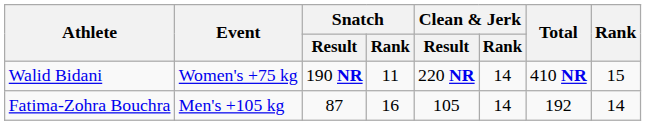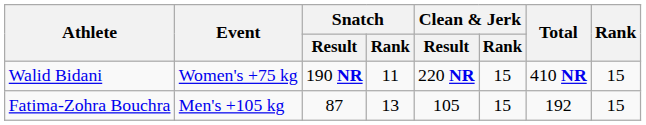(502, 76) 14 -> (502, 76) 15
(390, 105) 16 -> (390, 105) 13
(502, 105) 14 -> (502, 105) 15
(616, 105) 14 -> (616, 105) 15
